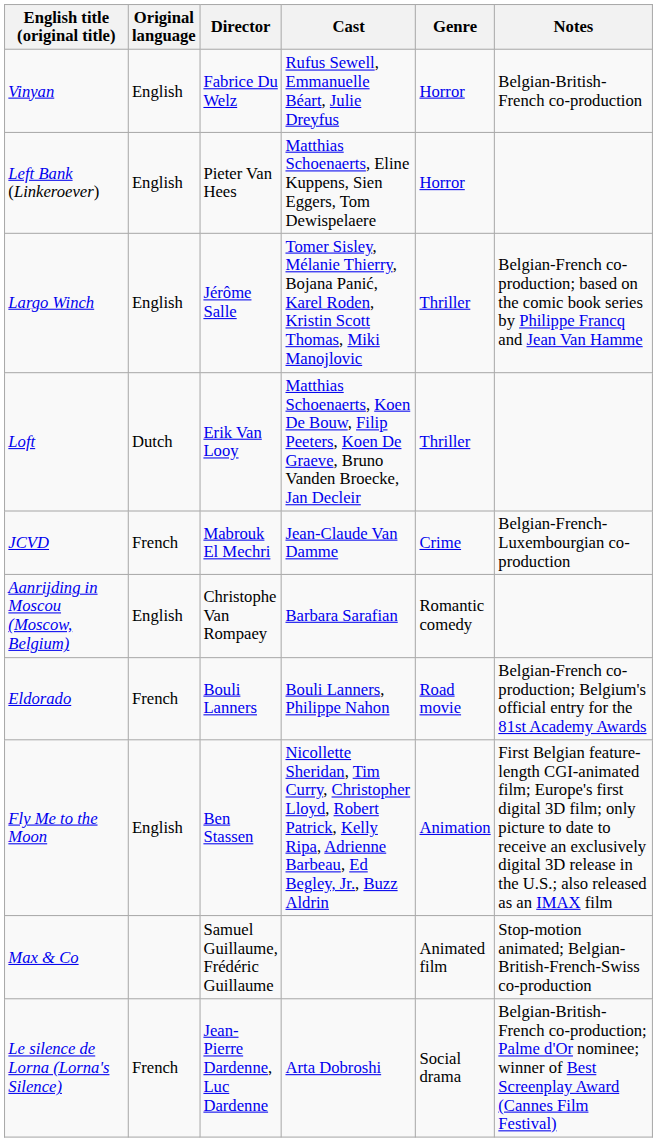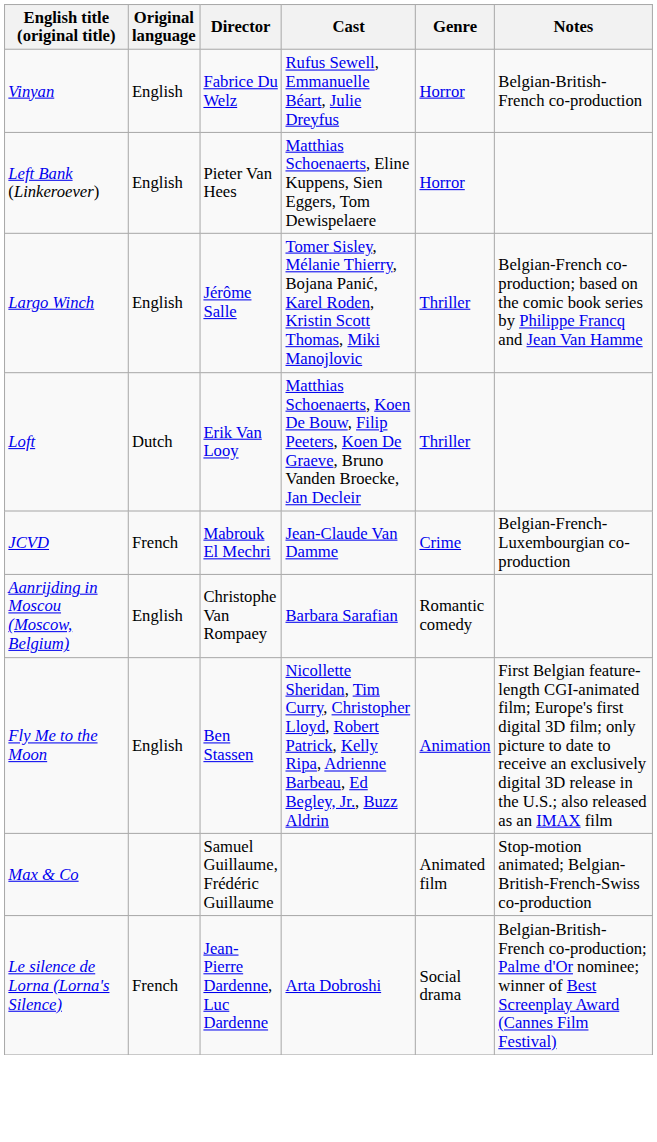- row: (40, 698)
